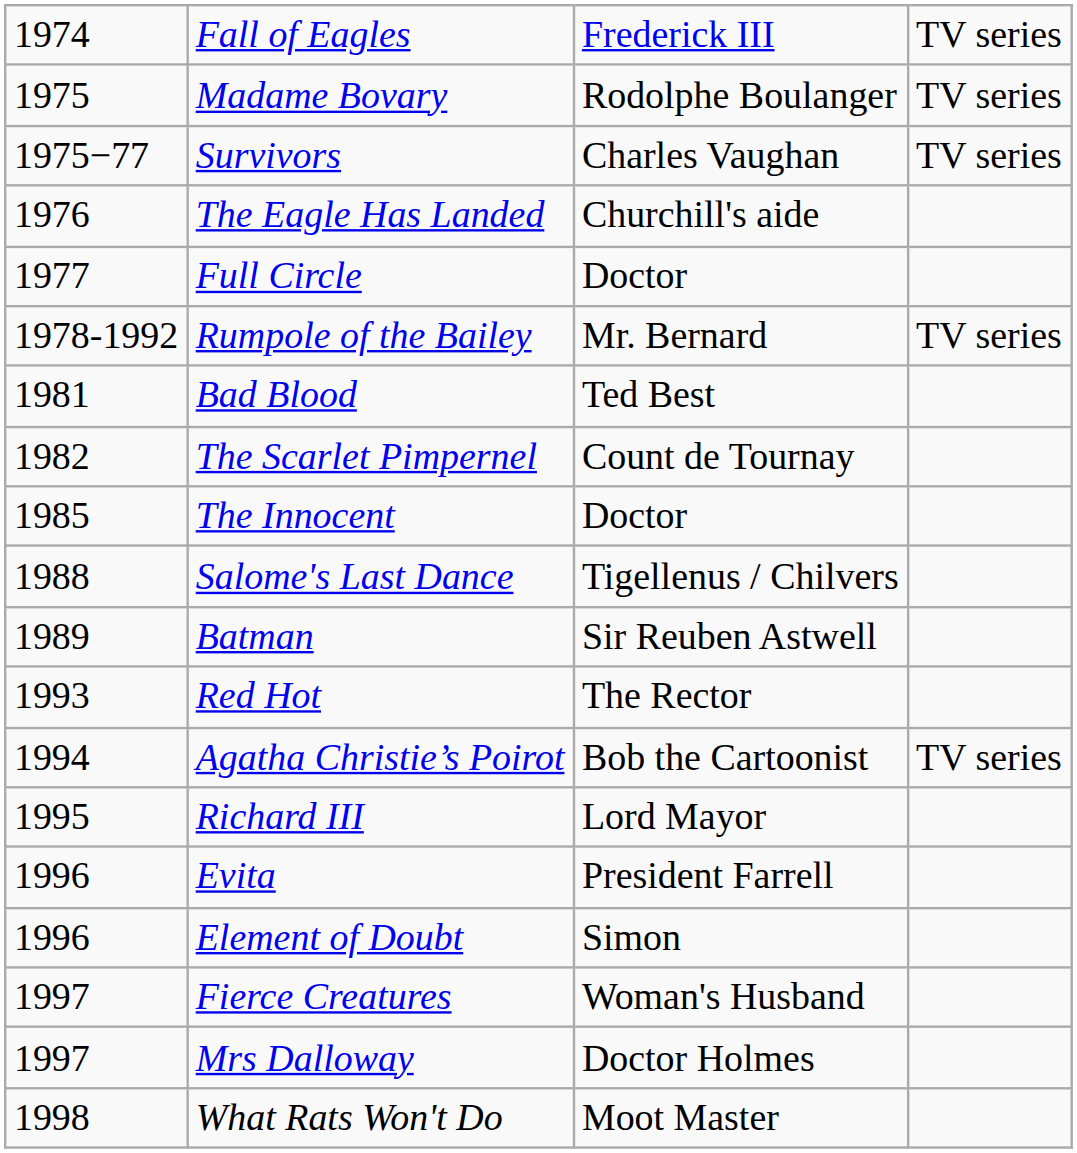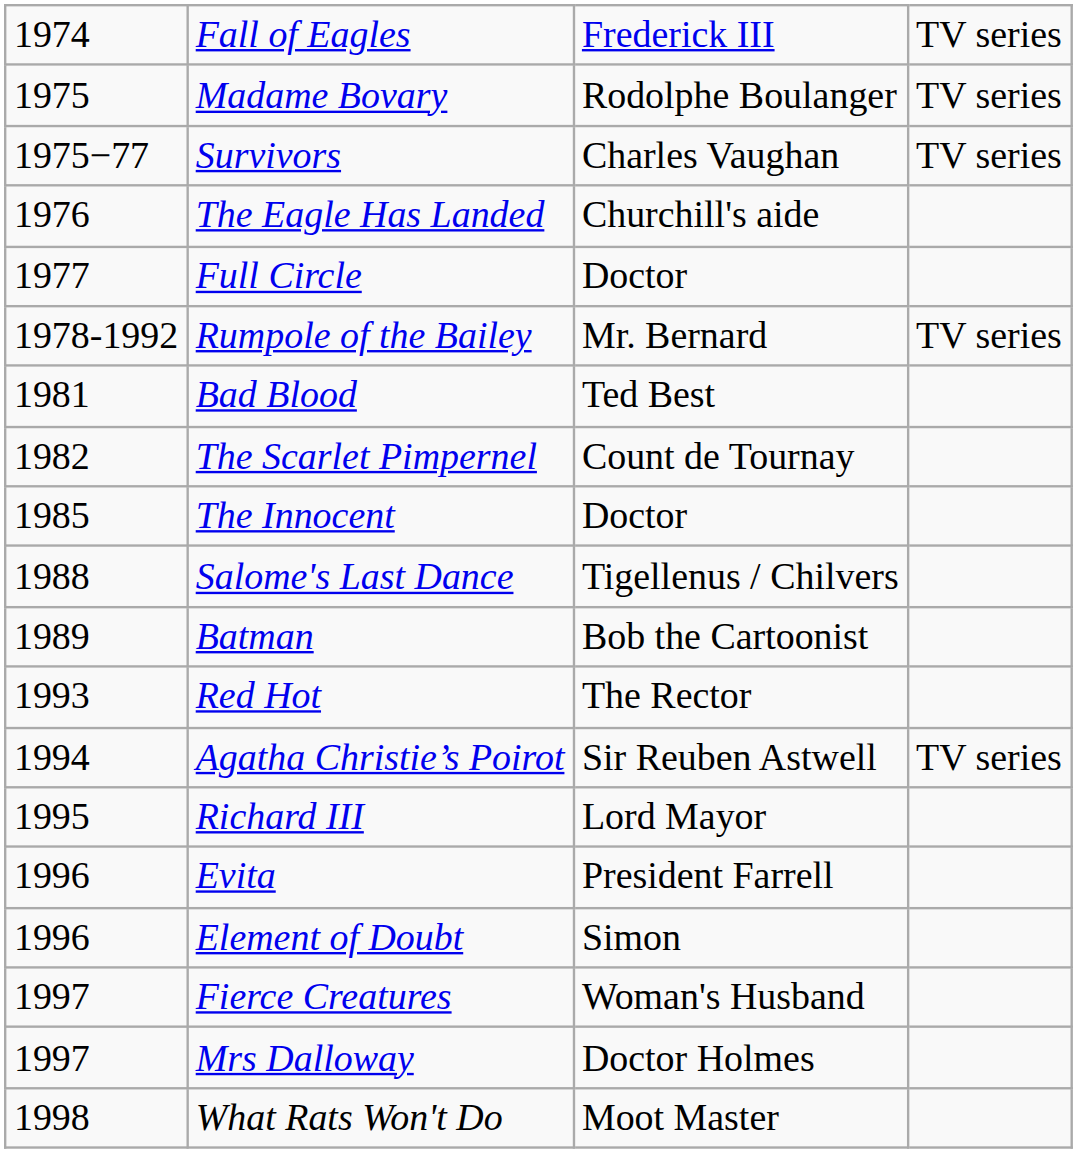(729, 635) Sir Reuben Astwell -> (725, 635) Bob the Cartoonist
(725, 756) Bob the Cartoonist -> (729, 756) Sir Reuben Astwell
